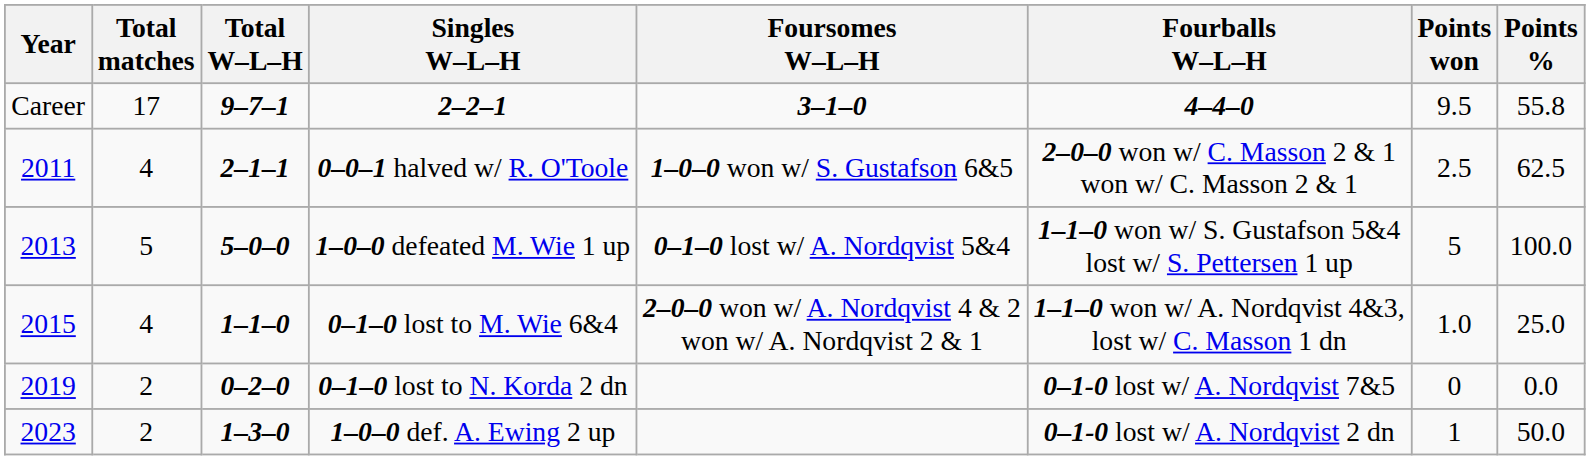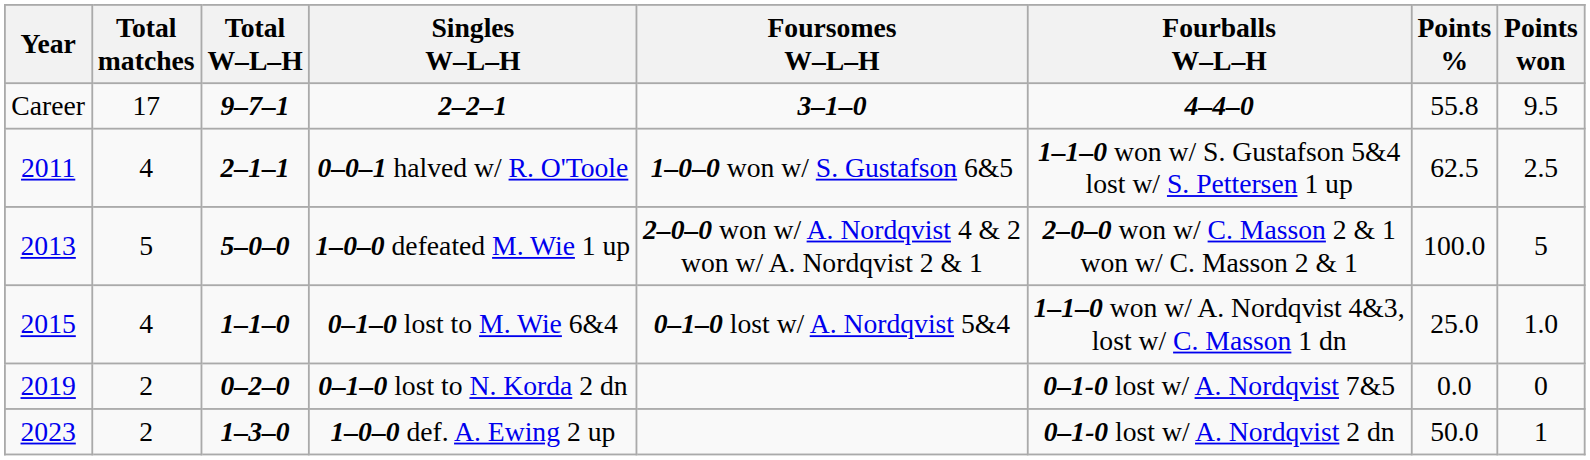columns swapped: (1454, 43) <-> (1541, 43)
(1219, 167) 2–0–0 won w/ C. Masson 2 & 1 won w/ C. Masson 2 & 1 -> (1219, 167) 1–1–0 won w/ S. Gustafson 5&4 lost w/ S. Pettersen 1 up
(832, 246) 0–1–0 lost w/ A. Nordqvist 5&4 -> (832, 246) 2–0–0 won w/ A. Nordqvist 4 & 2 won w/ A. Nordqvist 2 & 1
(1219, 246) 1–1–0 won w/ S. Gustafson 5&4 lost w/ S. Pettersen 1 up -> (1219, 246) 2–0–0 won w/ C. Masson 2 & 1 won w/ C. Masson 2 & 1
(832, 324) 2–0–0 won w/ A. Nordqvist 4 & 2 won w/ A. Nordqvist 2 & 1 -> (832, 324) 0–1–0 lost w/ A. Nordqvist 5&4
